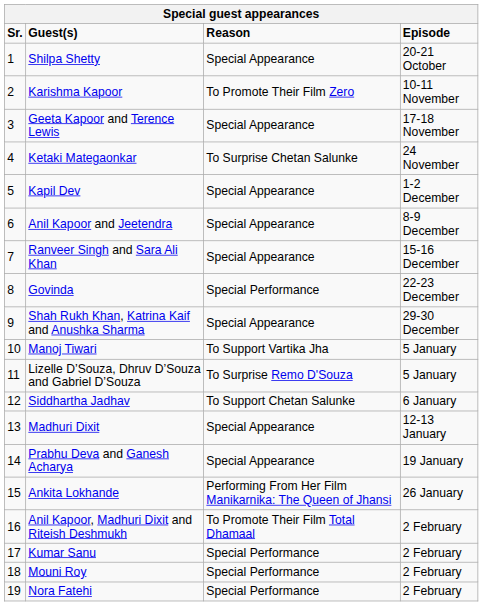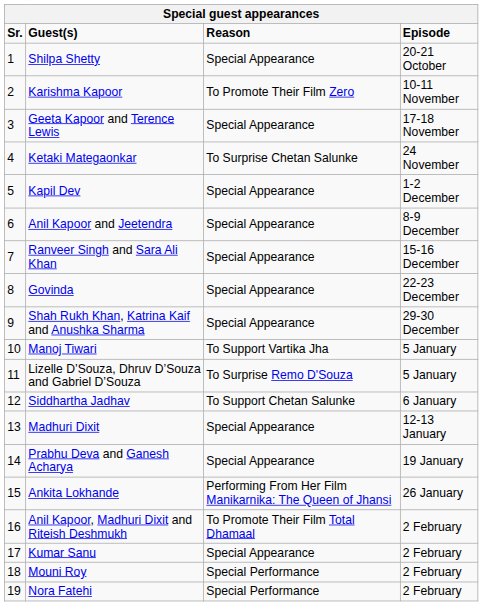(263, 290) Special Performance -> (260, 290) Special Appearance
(263, 552) Special Performance -> (260, 552) Special Appearance
